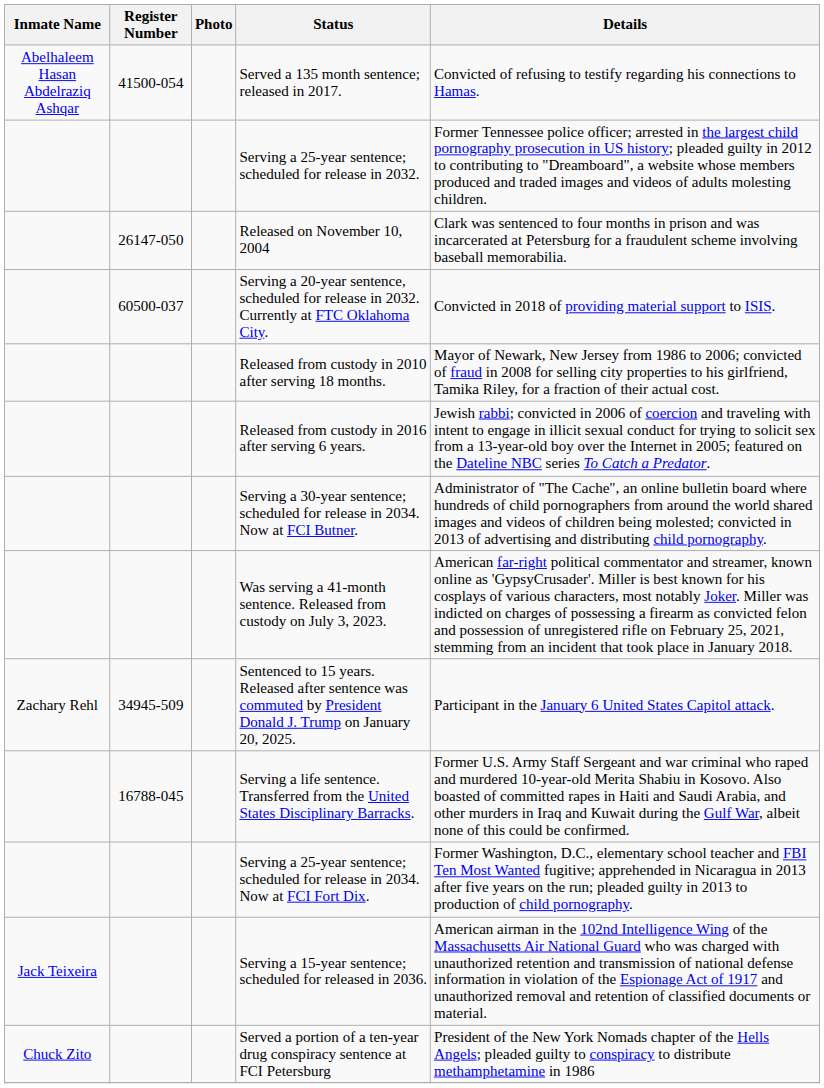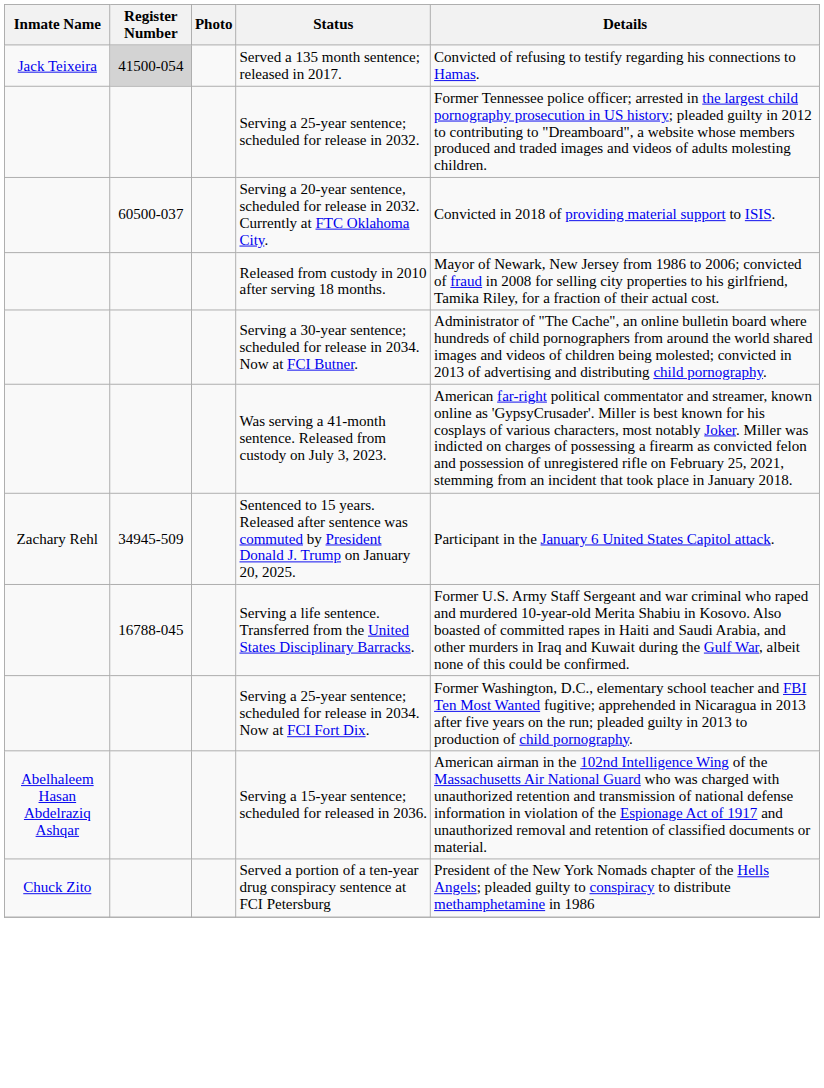(57, 82) Abelhaleem Hasan Abdelraziq Ashqar -> (57, 65) Jack Teixeira
(151, 82) no background -> (151, 65) lightgrey background
- row: (321, 240)
- row: (333, 438)
(57, 970) Jack Teixeira -> (57, 804) Abelhaleem Hasan Abdelraziq Ashqar
